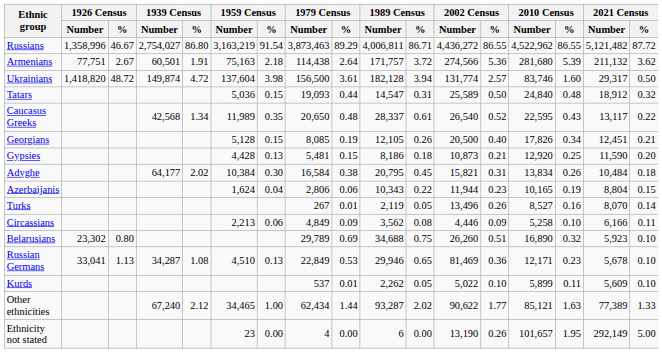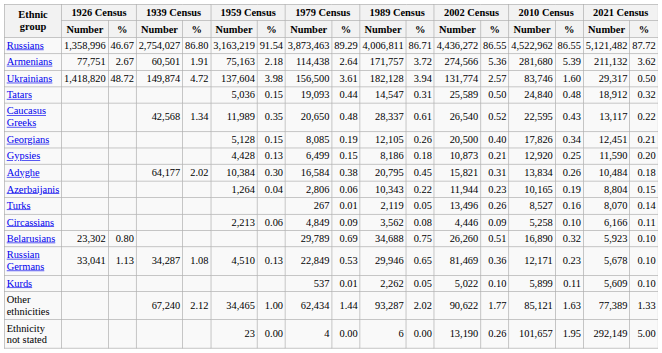(318, 156) 5,481 -> (318, 156) 6,499
(243, 189) 1,624 -> (243, 189) 1,264
